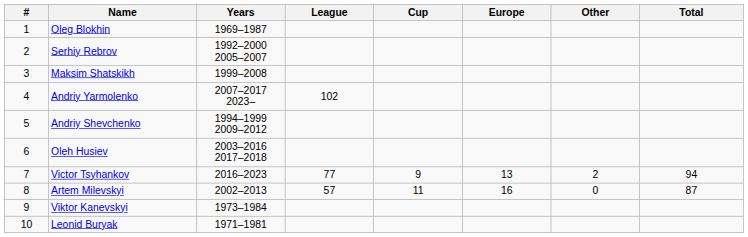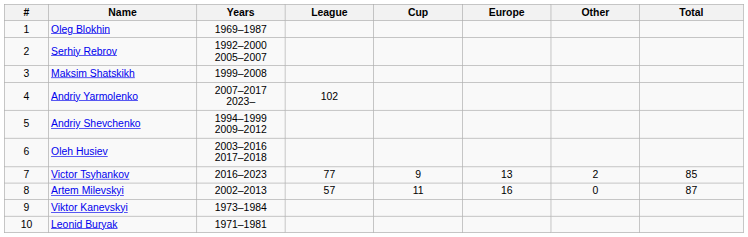(691, 175) 94 -> (691, 175) 85
